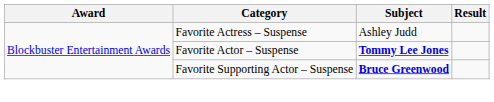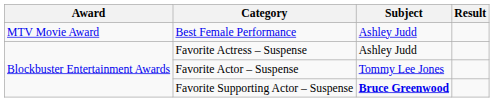+ row: (236, 32)
(404, 50) bold -> (401, 69) normal
